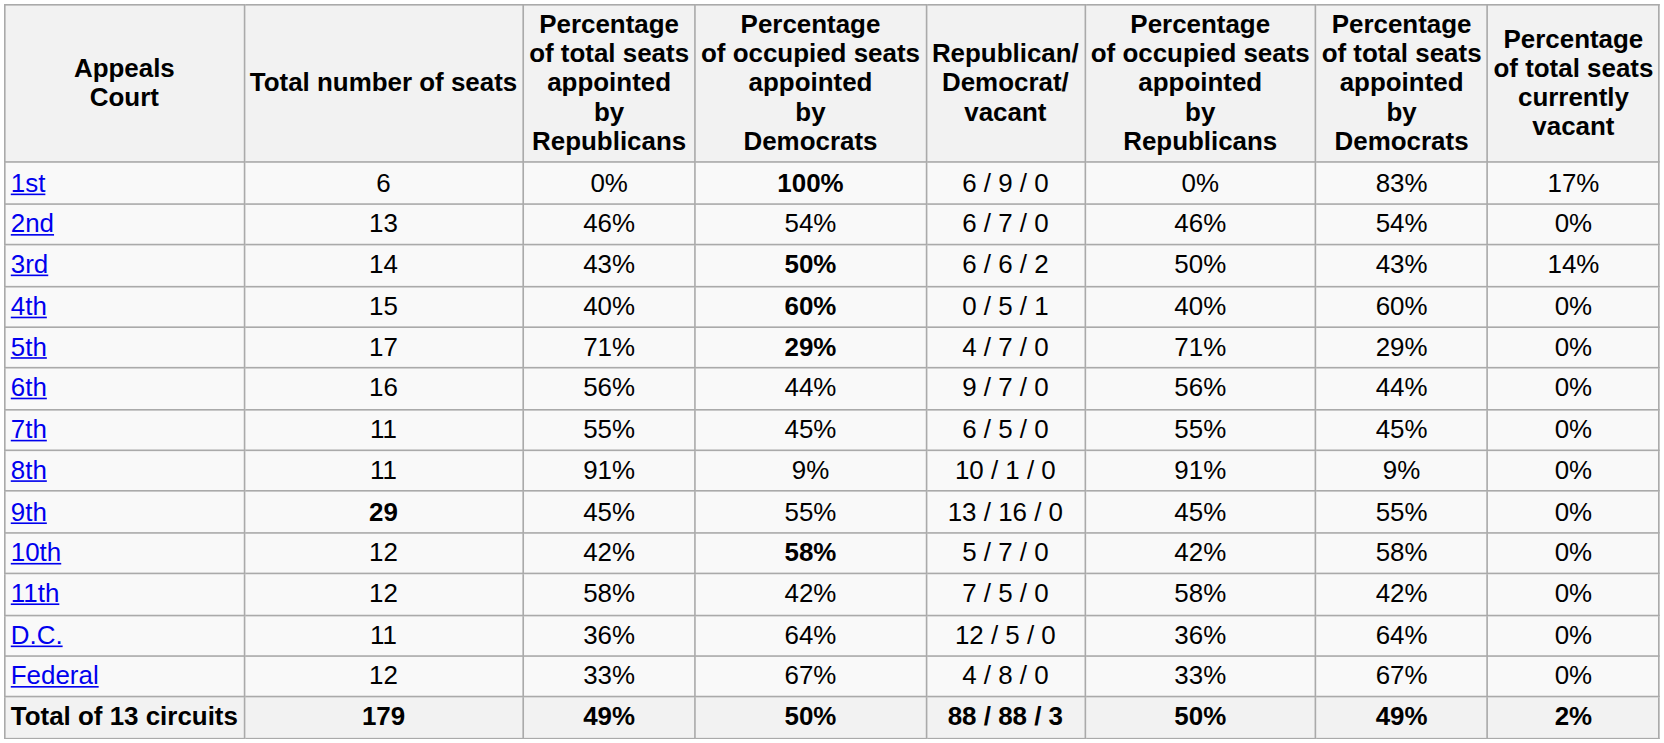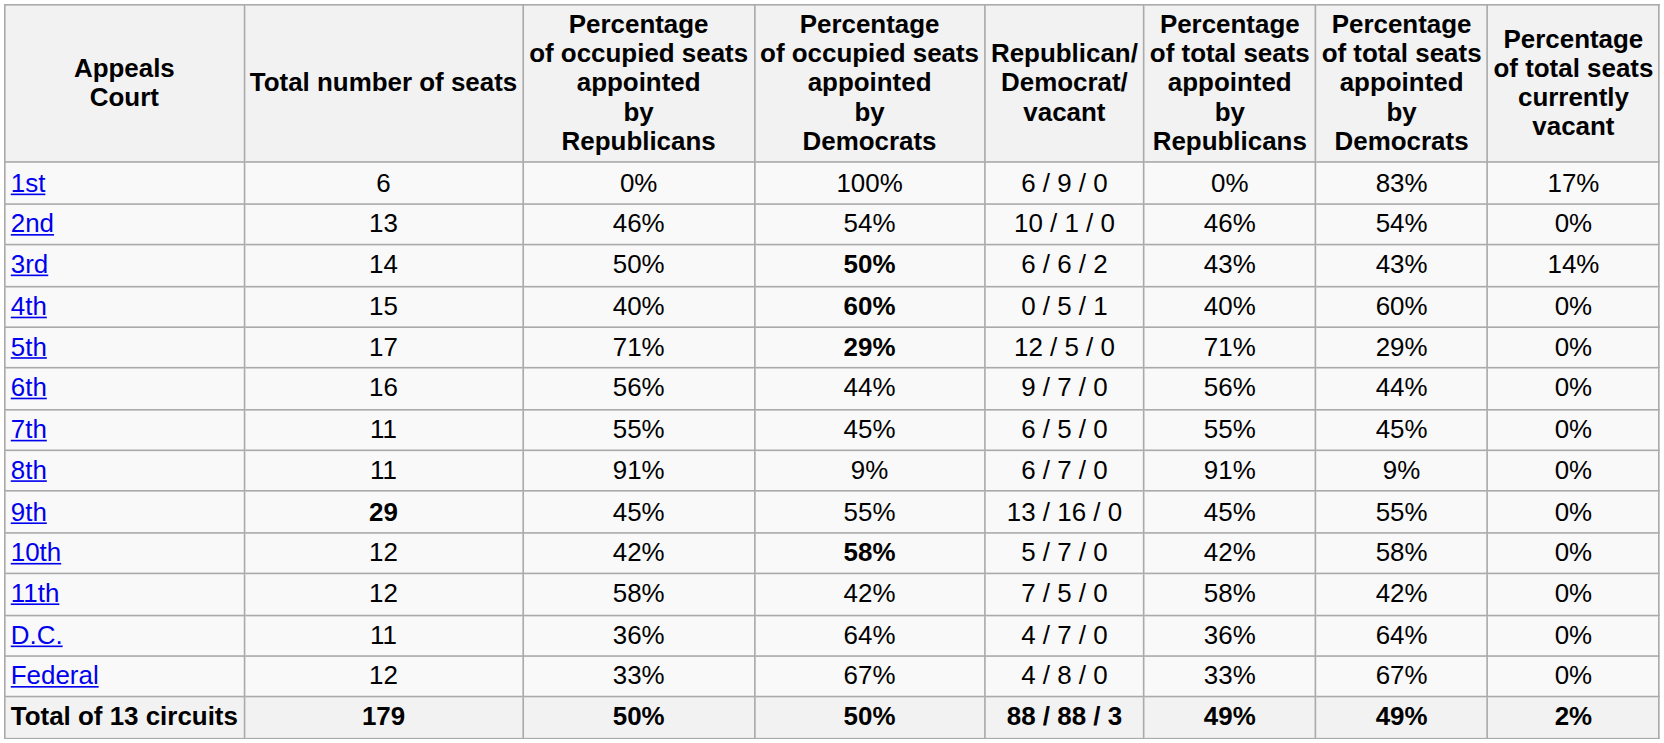columns swapped: (1200, 83) <-> (609, 83)
(810, 182) bold -> (870, 182) normal
(1005, 223) 6 / 7 / 0 -> (1064, 223) 10 / 1 / 0
(1005, 347) 4 / 7 / 0 -> (1064, 347) 12 / 5 / 0
(1005, 470) 10 / 1 / 0 -> (1064, 470) 6 / 7 / 0
(1005, 634) 12 / 5 / 0 -> (1064, 634) 4 / 7 / 0
